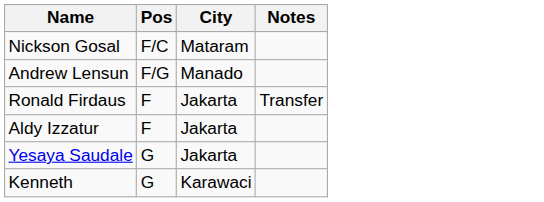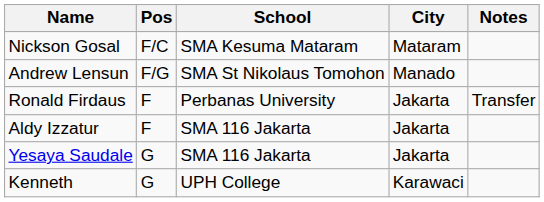+ column: (283, 18)
